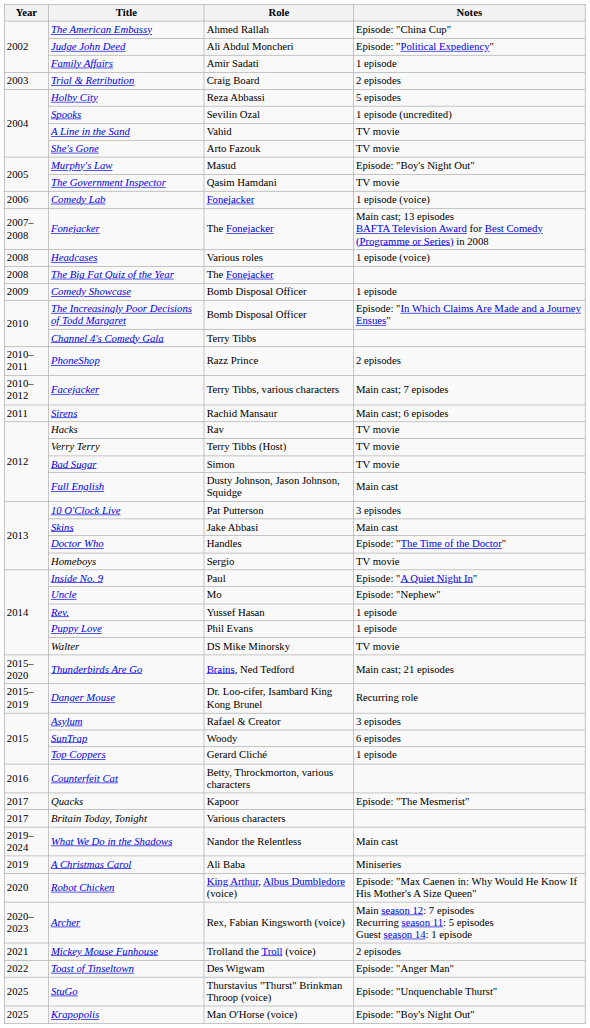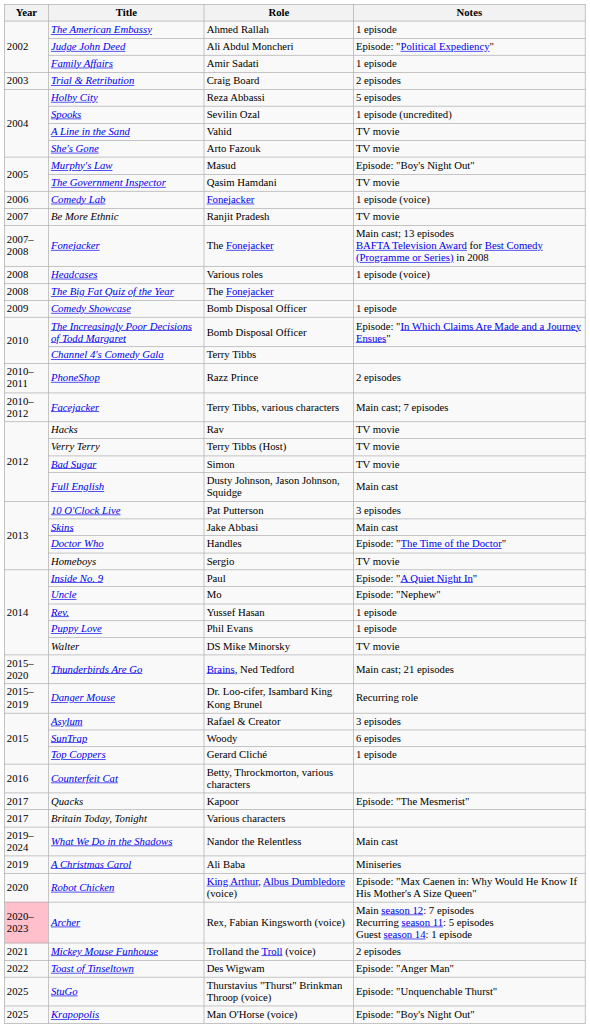(403, 30) Episode: "China Cup" -> (376, 30) 1 episode
+ row: (85, 217)
- row: (64, 413)
(20, 922) no background -> (20, 922) pink background
